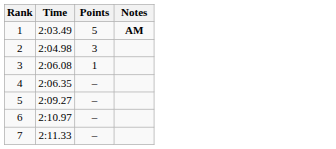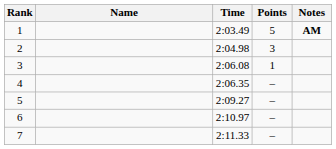+ column: (124, 13)
